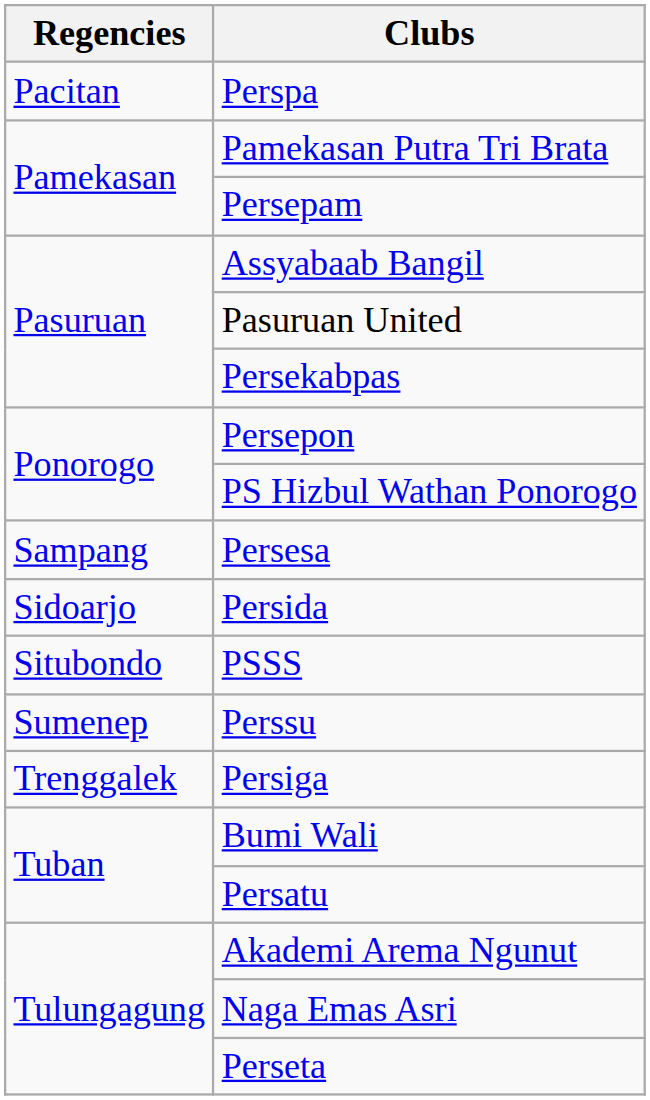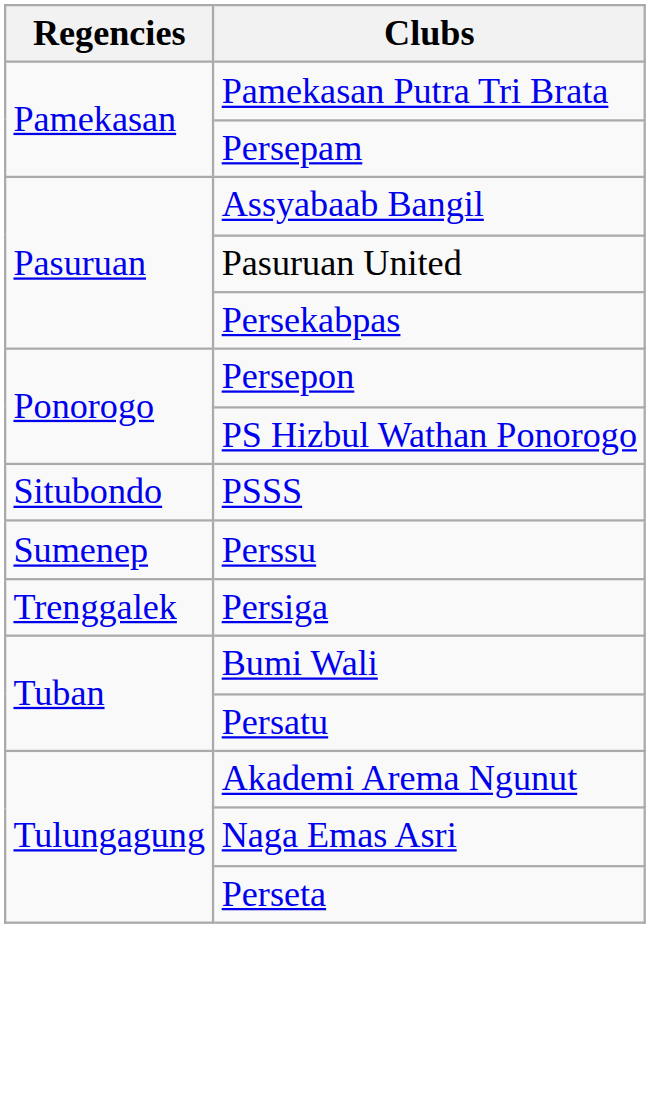- row: (270, 90)
- row: (276, 549)
- row: (275, 606)
